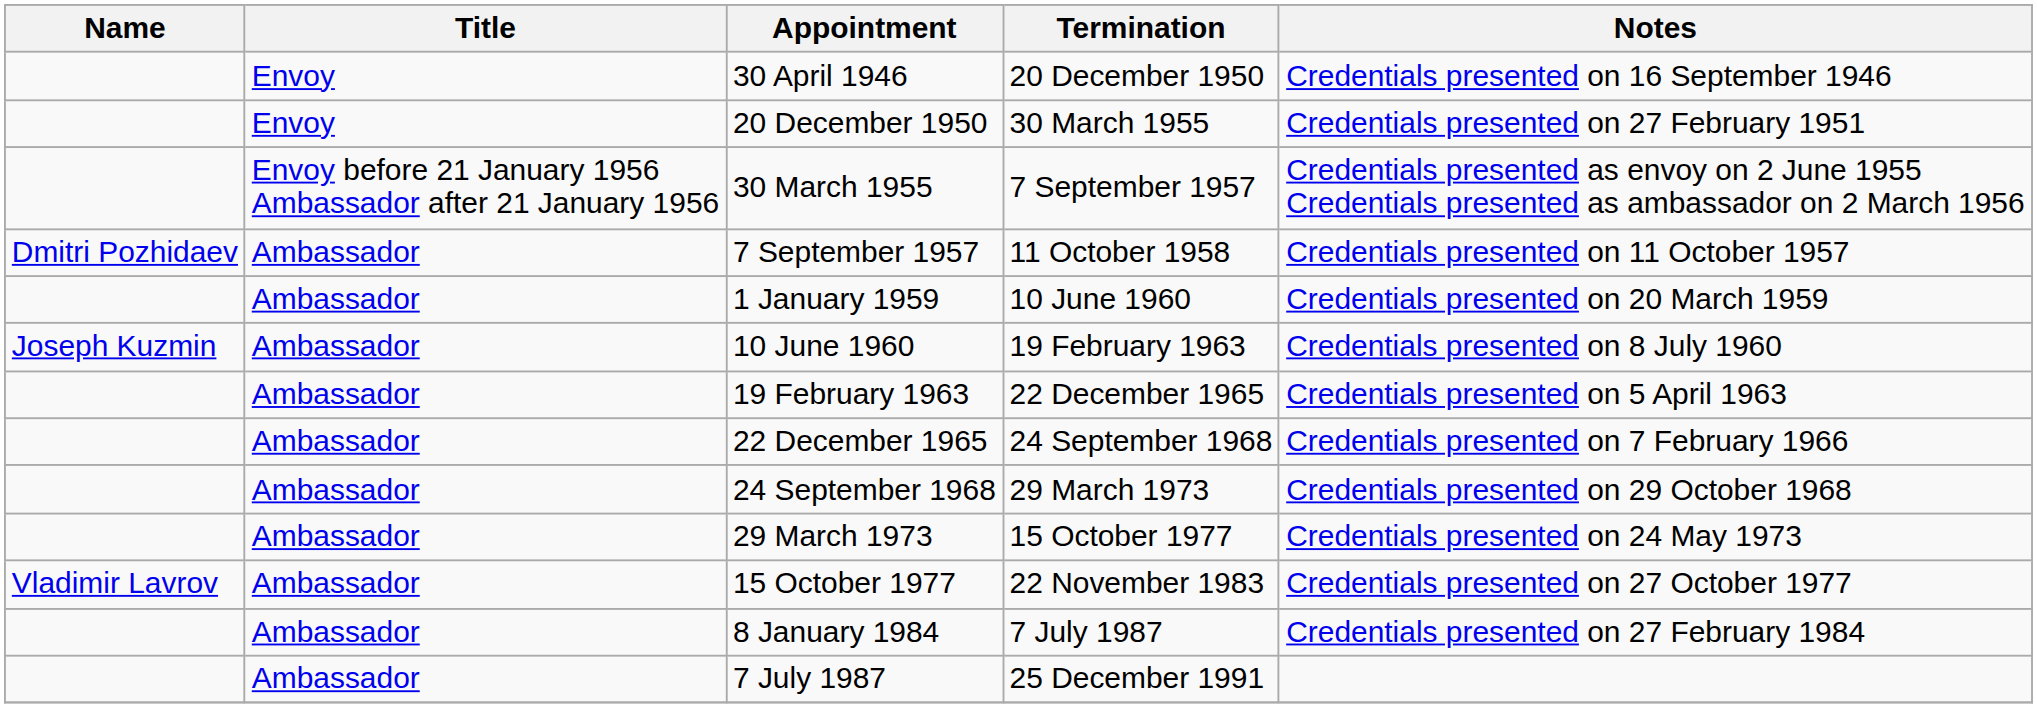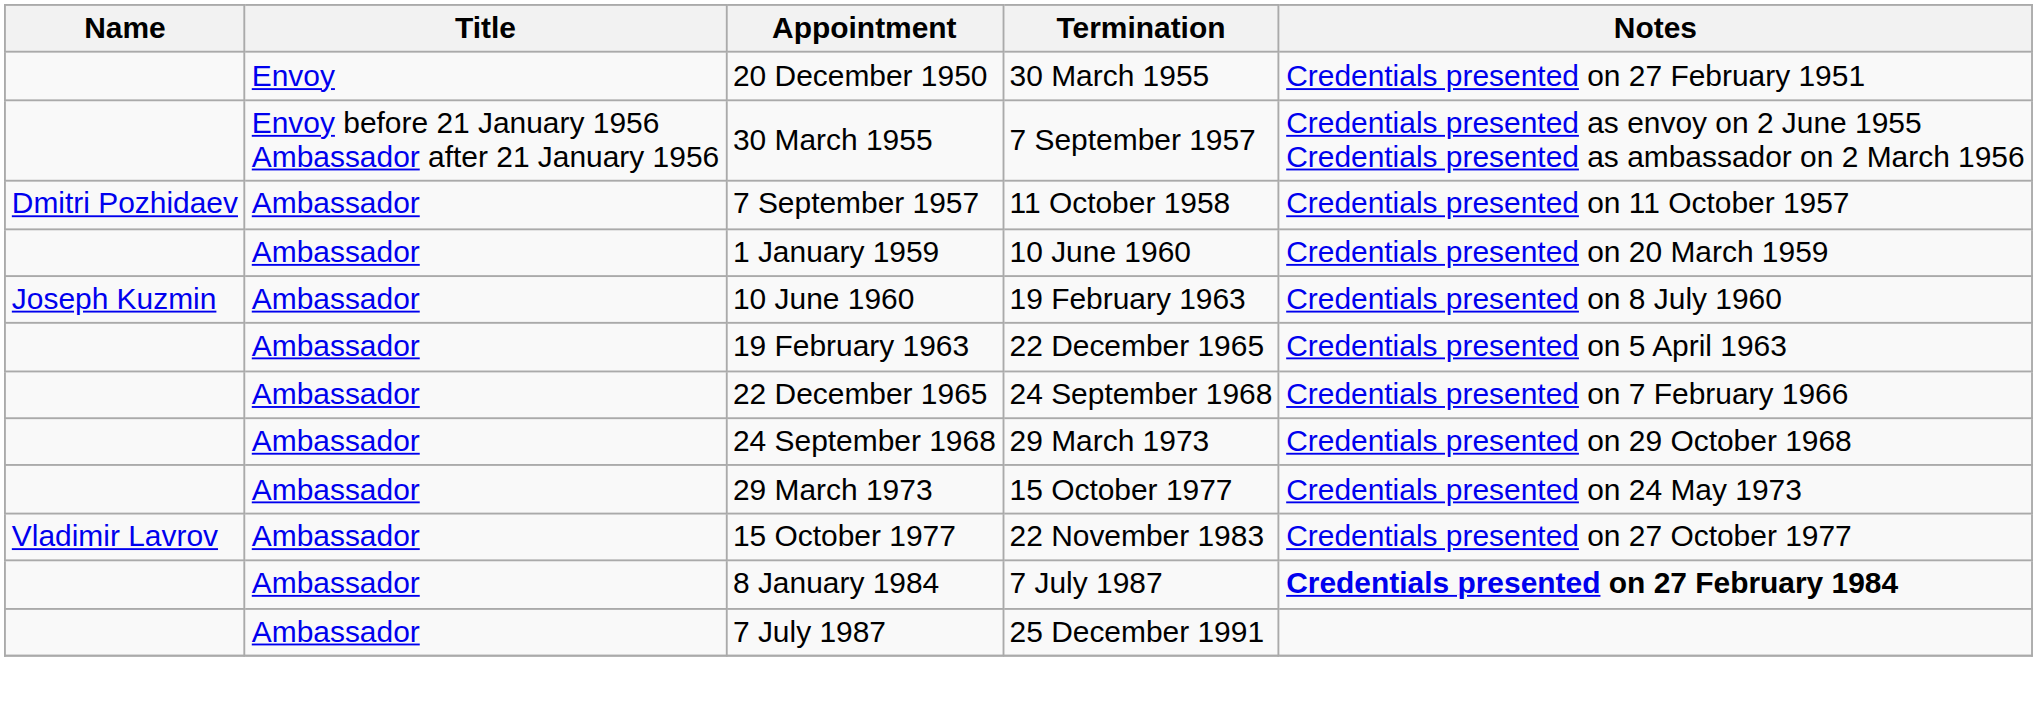- row: (820, 75)
(1576, 631) normal -> (1592, 583) bold
